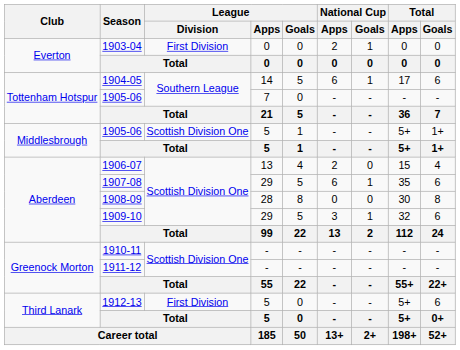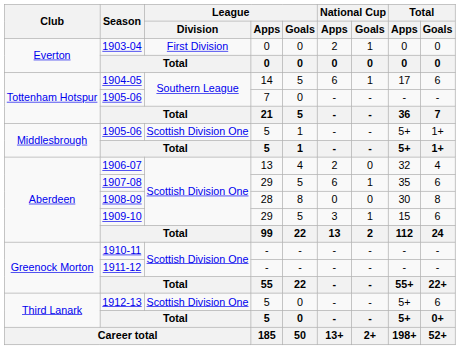(404, 166) 15 -> (404, 166) 32
(404, 217) 32 -> (404, 217) 15
(198, 302) First Division -> (198, 302) Scottish Division One
